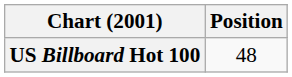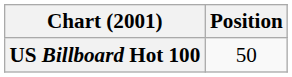(246, 54) 48 -> (246, 54) 50
